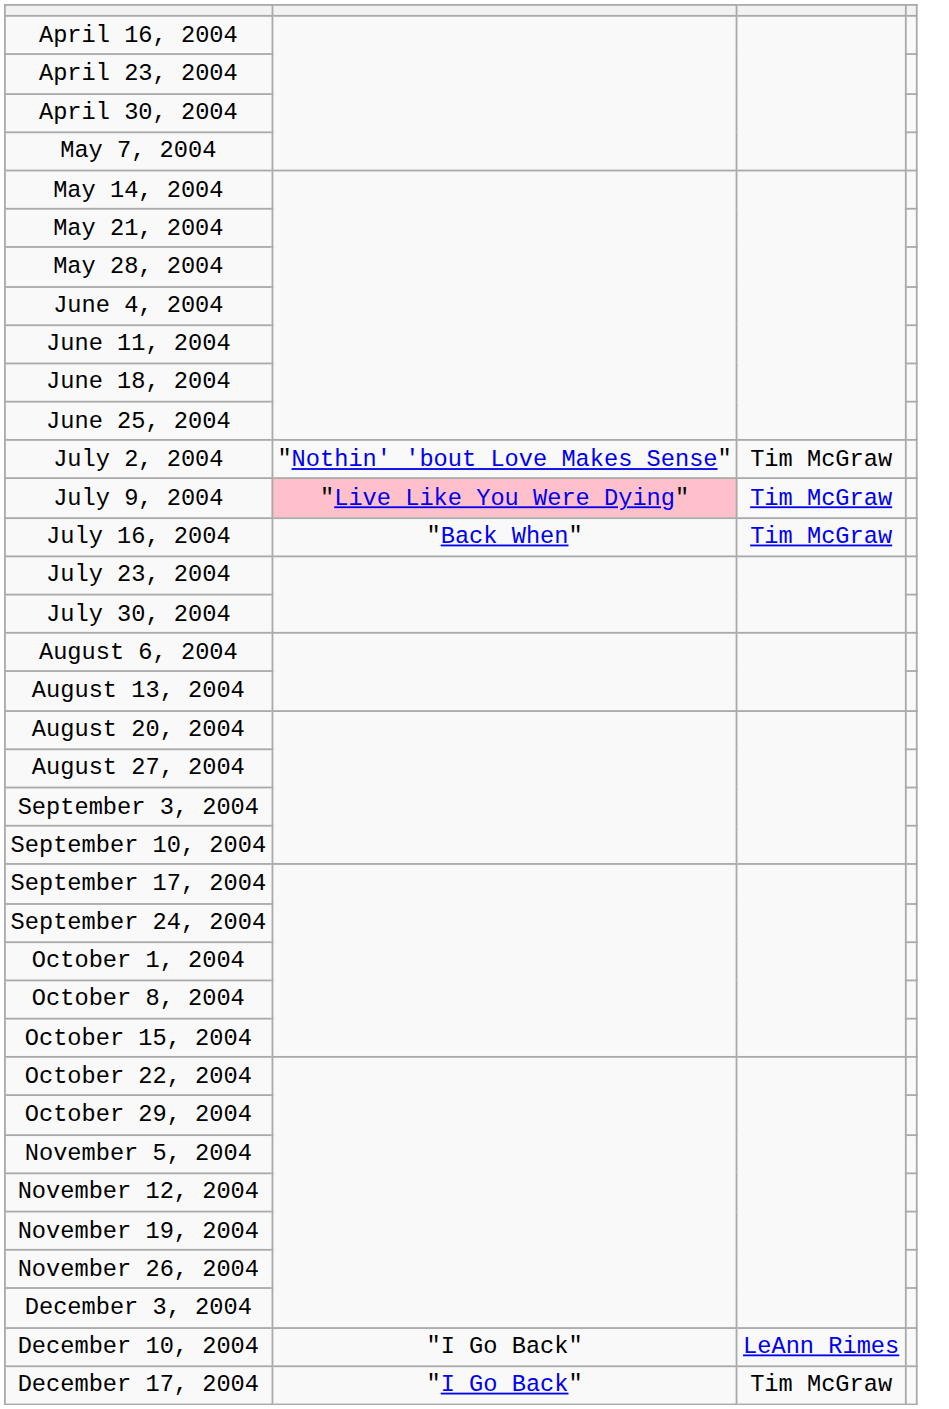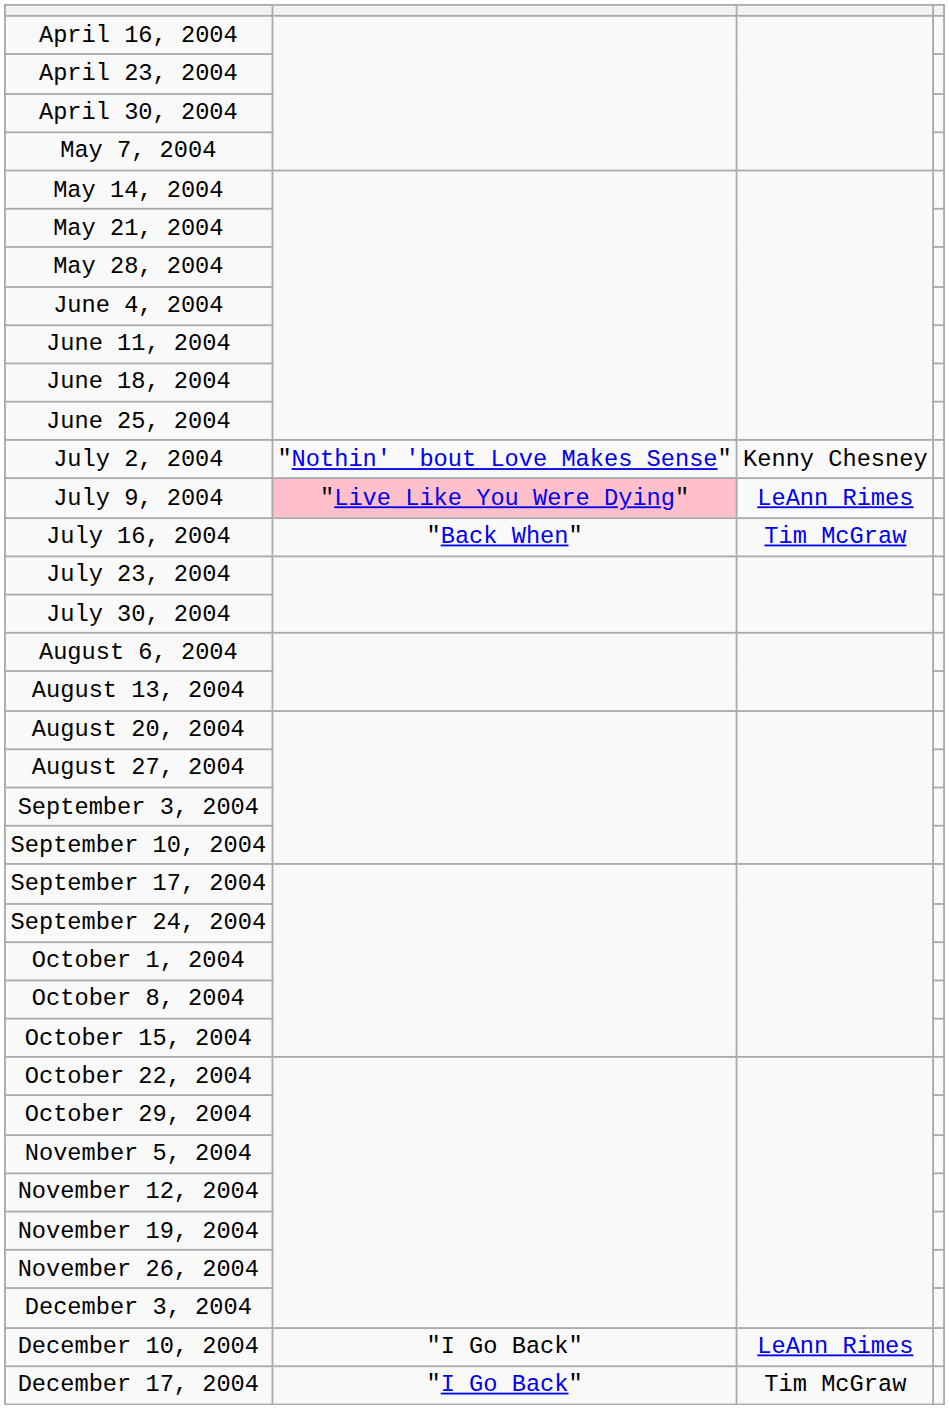(821, 460) Tim McGraw -> (835, 460) Kenny Chesney
(821, 498) Tim McGraw -> (835, 498) LeAnn Rimes
